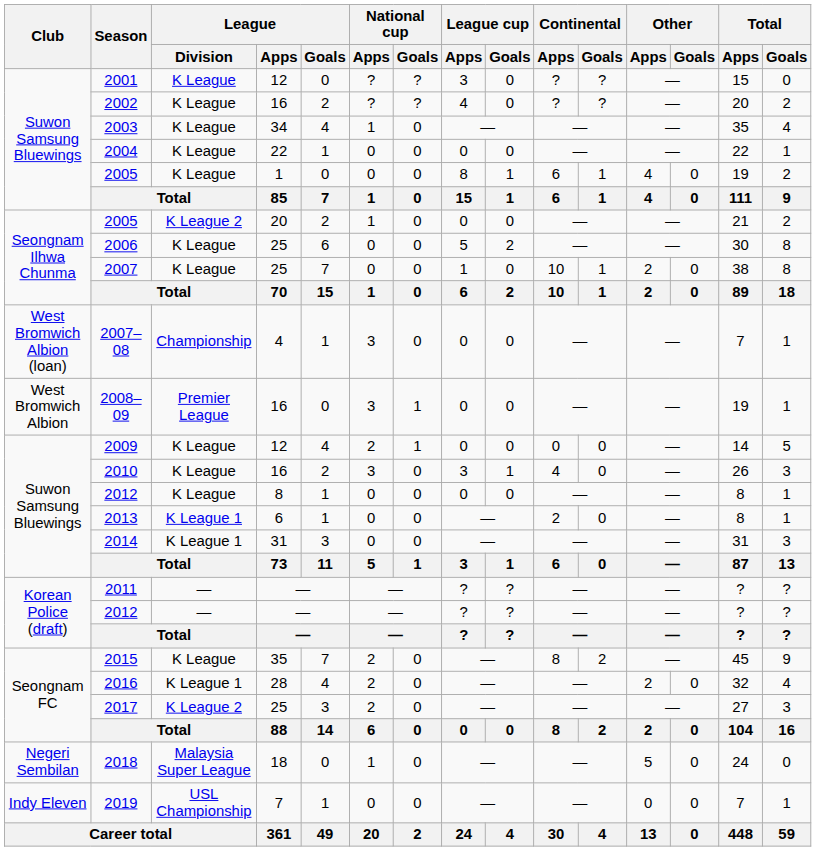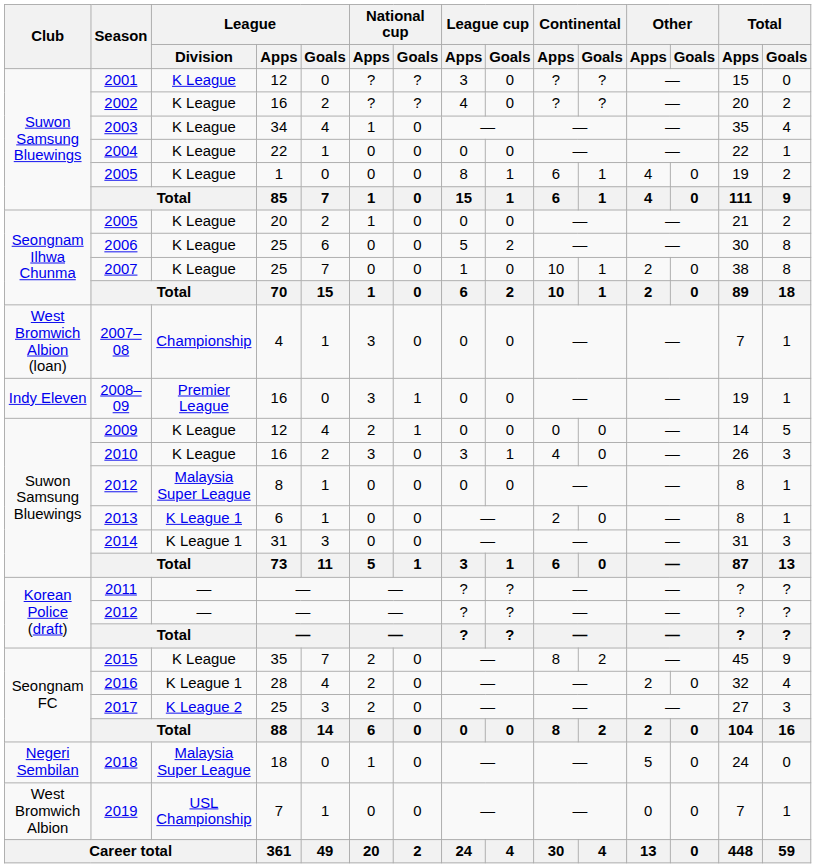(204, 221) K League 2 -> (204, 221) K League
(48, 406) West Bromwich Albion -> (48, 398) Indy Eleven
(204, 494) K League -> (204, 485) Malaysia Super League
(48, 802) Indy Eleven -> (48, 810) West Bromwich Albion
